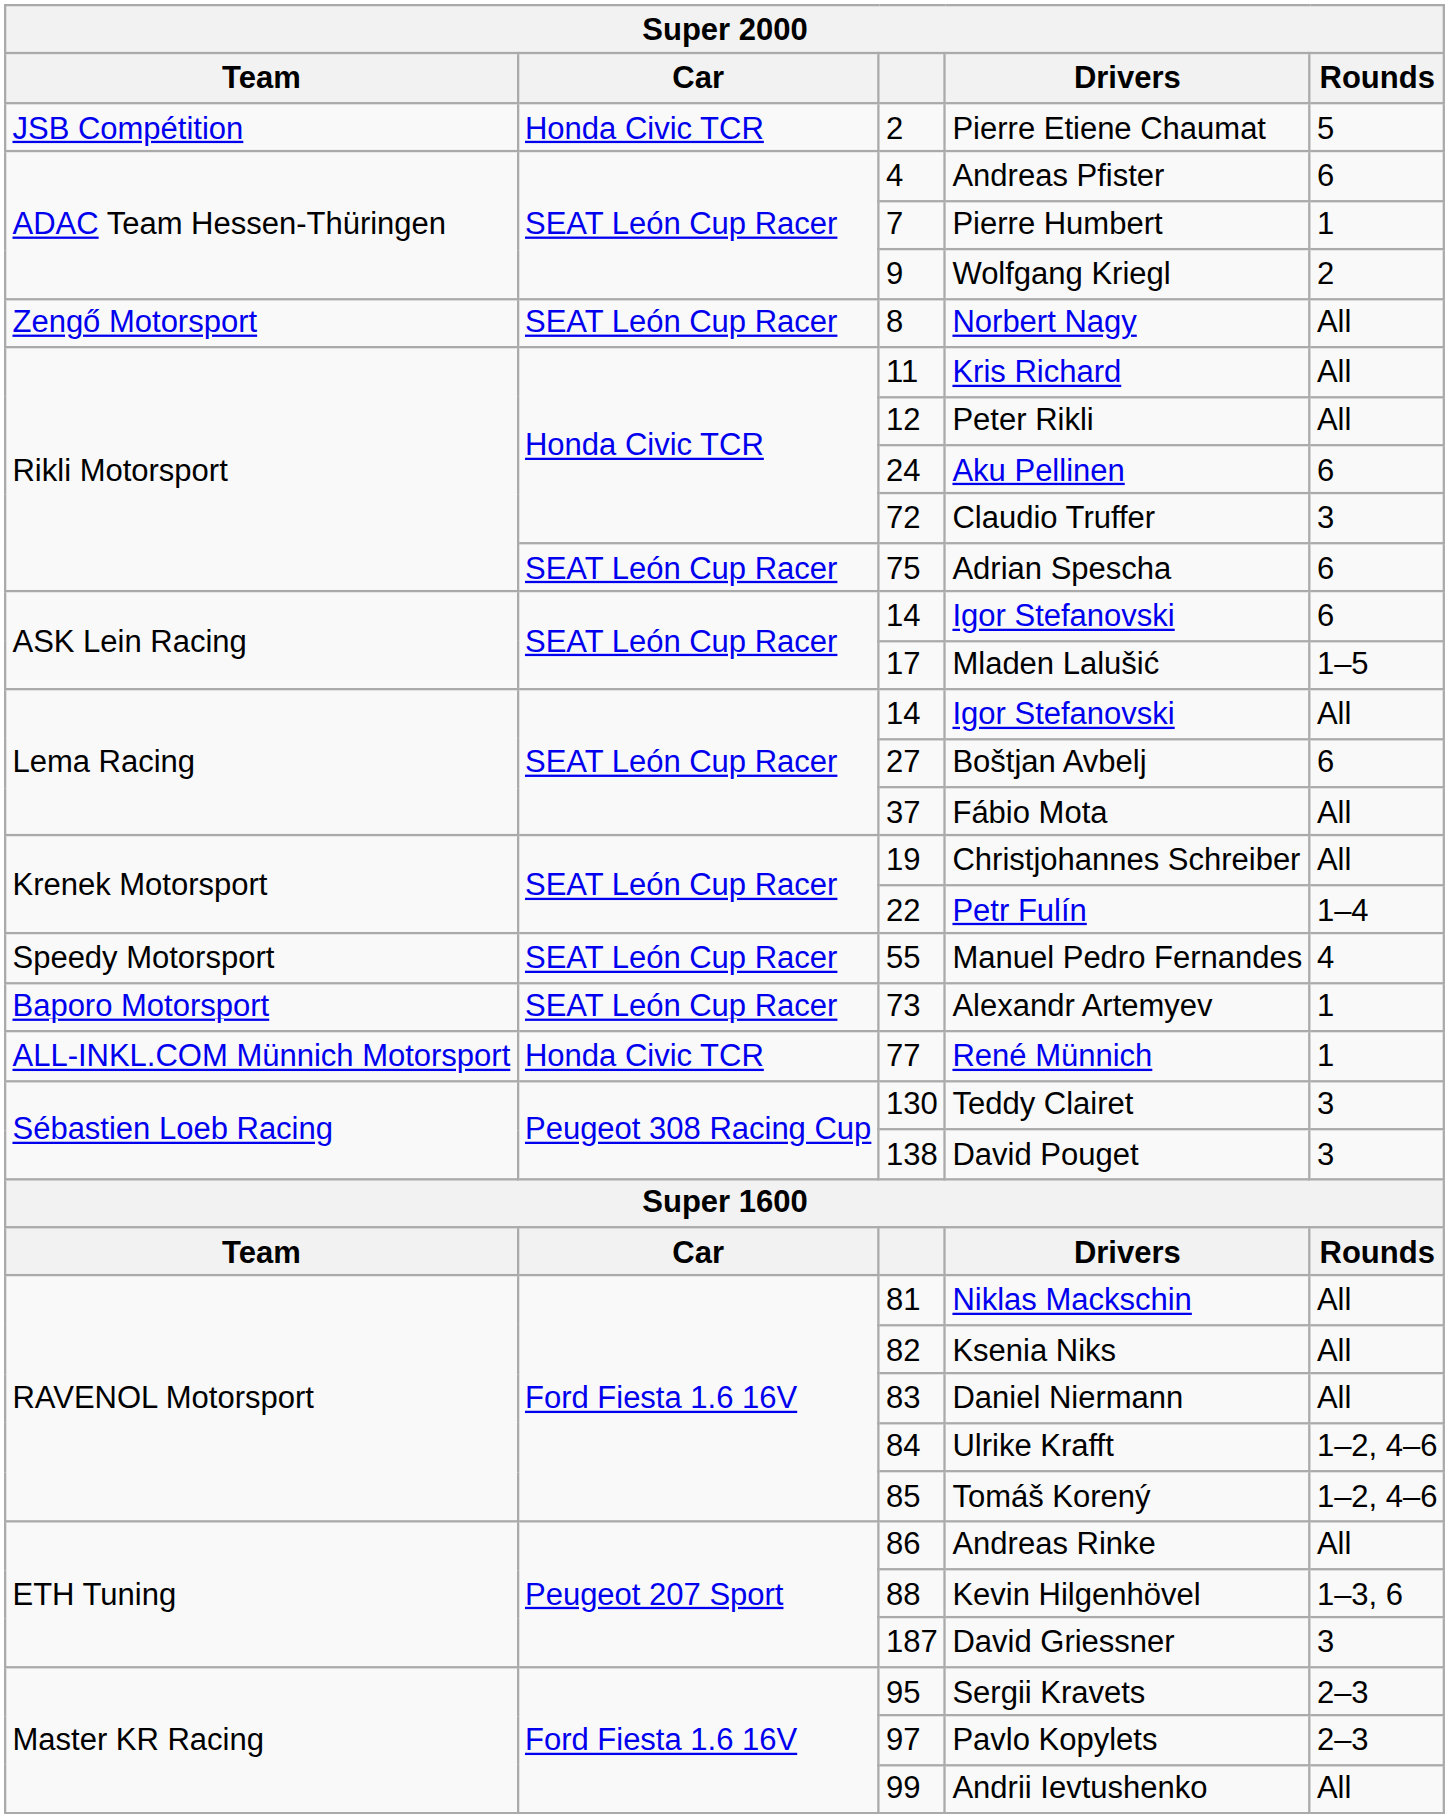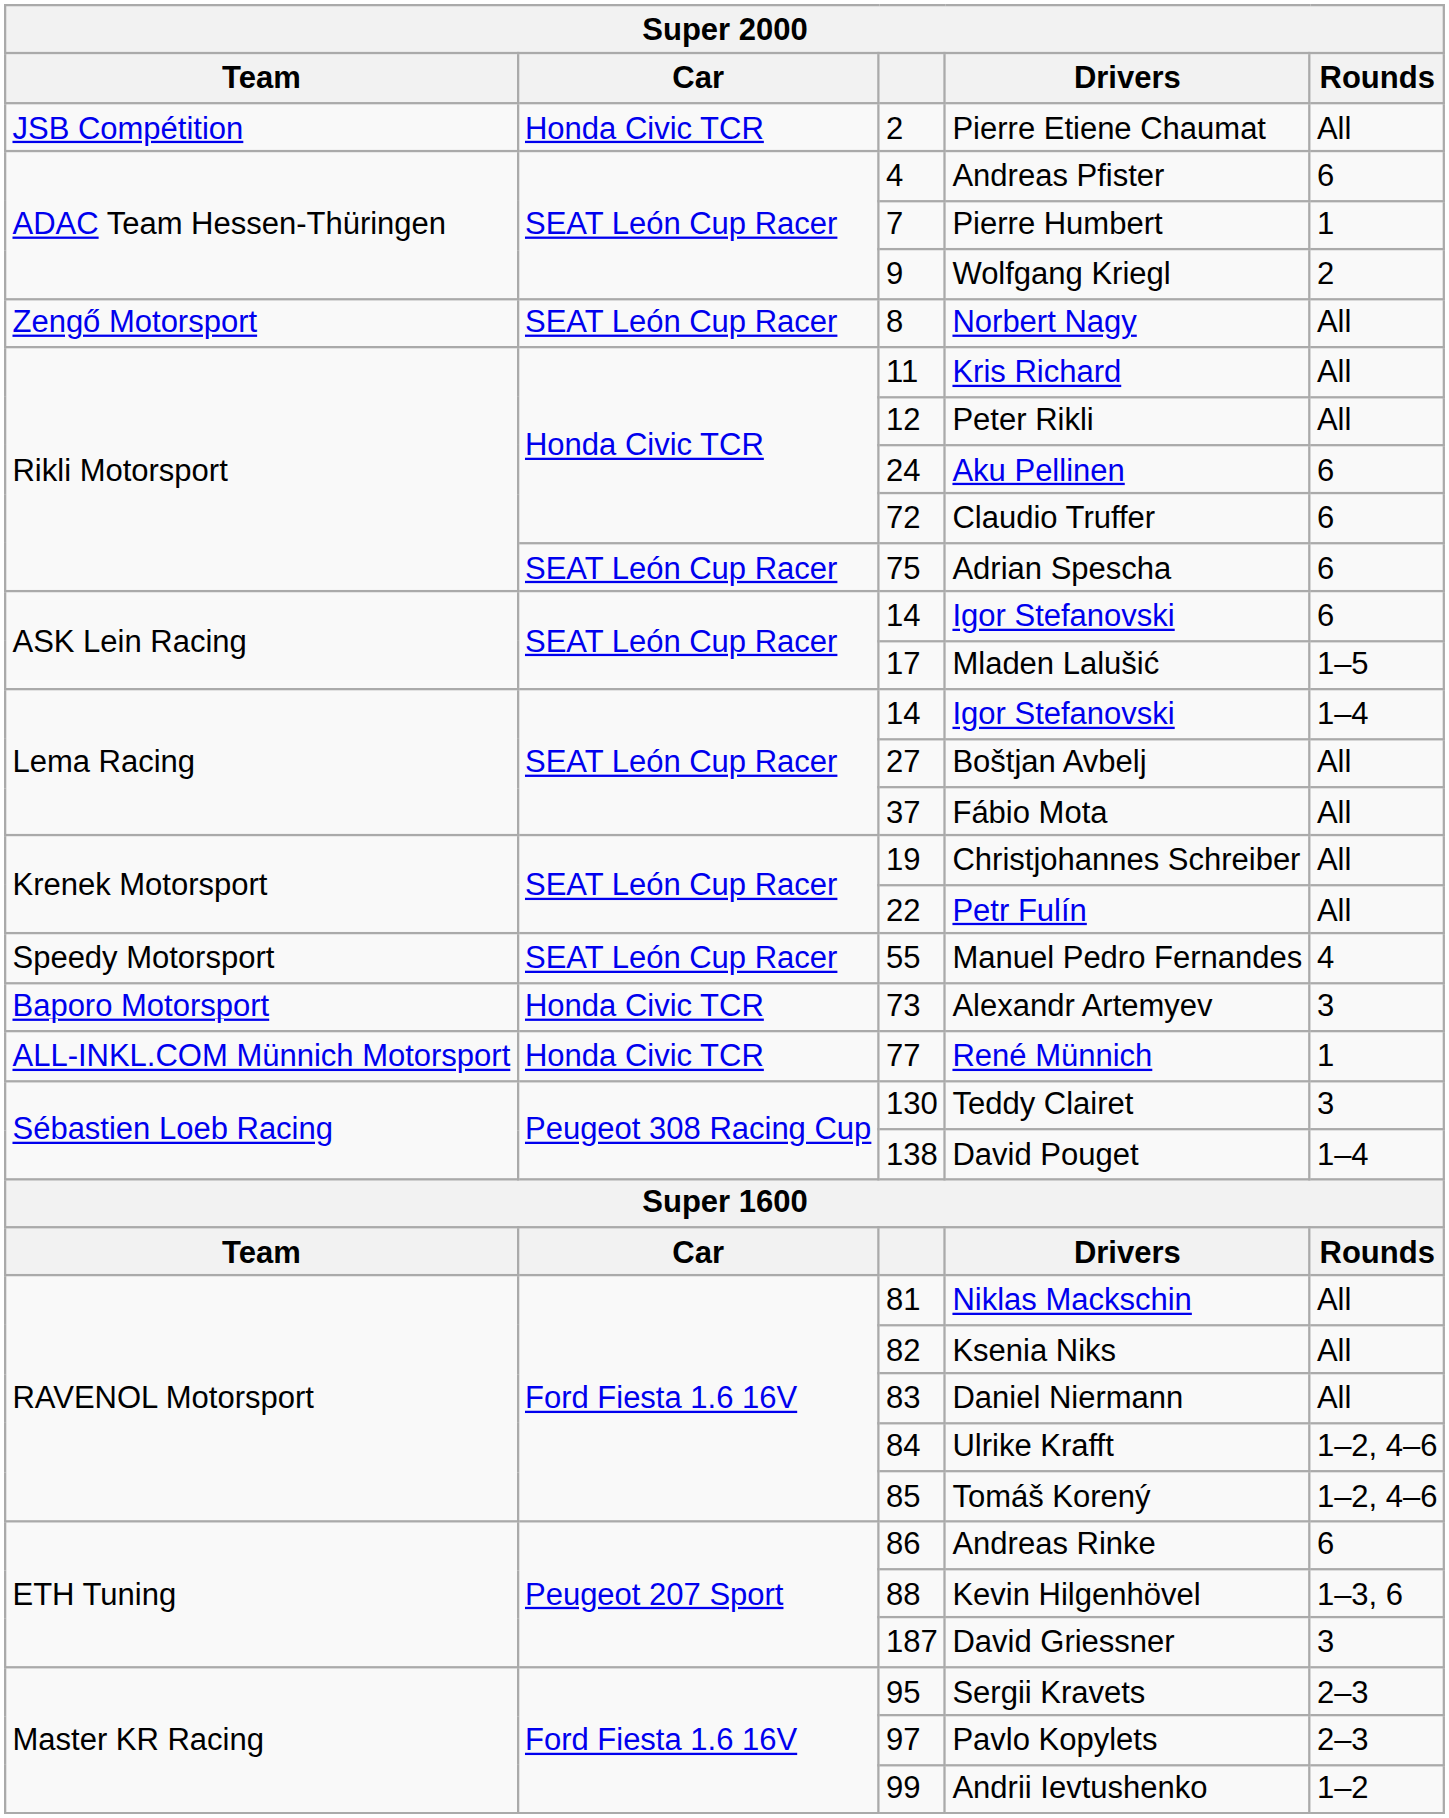(1326, 127) 5 -> (1334, 127) All
(1326, 518) 3 -> (1326, 518) 6
(1334, 713) All -> (1343, 713) 1–4
(1326, 762) 6 -> (1334, 762) All
(1343, 909) 1–4 -> (1334, 909) All
(681, 1007) SEAT León Cup Racer -> (644, 1007) Honda Civic TCR
(1326, 1007) 1 -> (1326, 1007) 3
(1326, 1153) 3 -> (1343, 1153) 1–4
(1334, 1544) All -> (1326, 1544) 6
(1334, 1789) All -> (1343, 1789) 1–2
